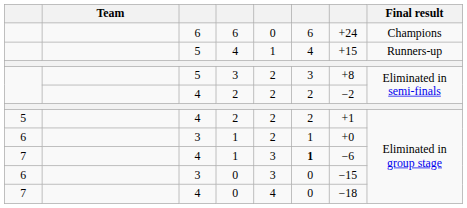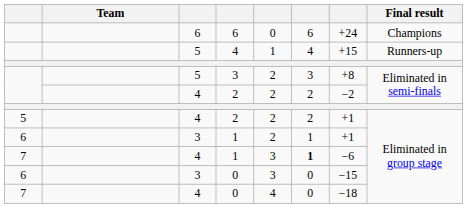(348, 137) +0 -> (348, 137) +1
